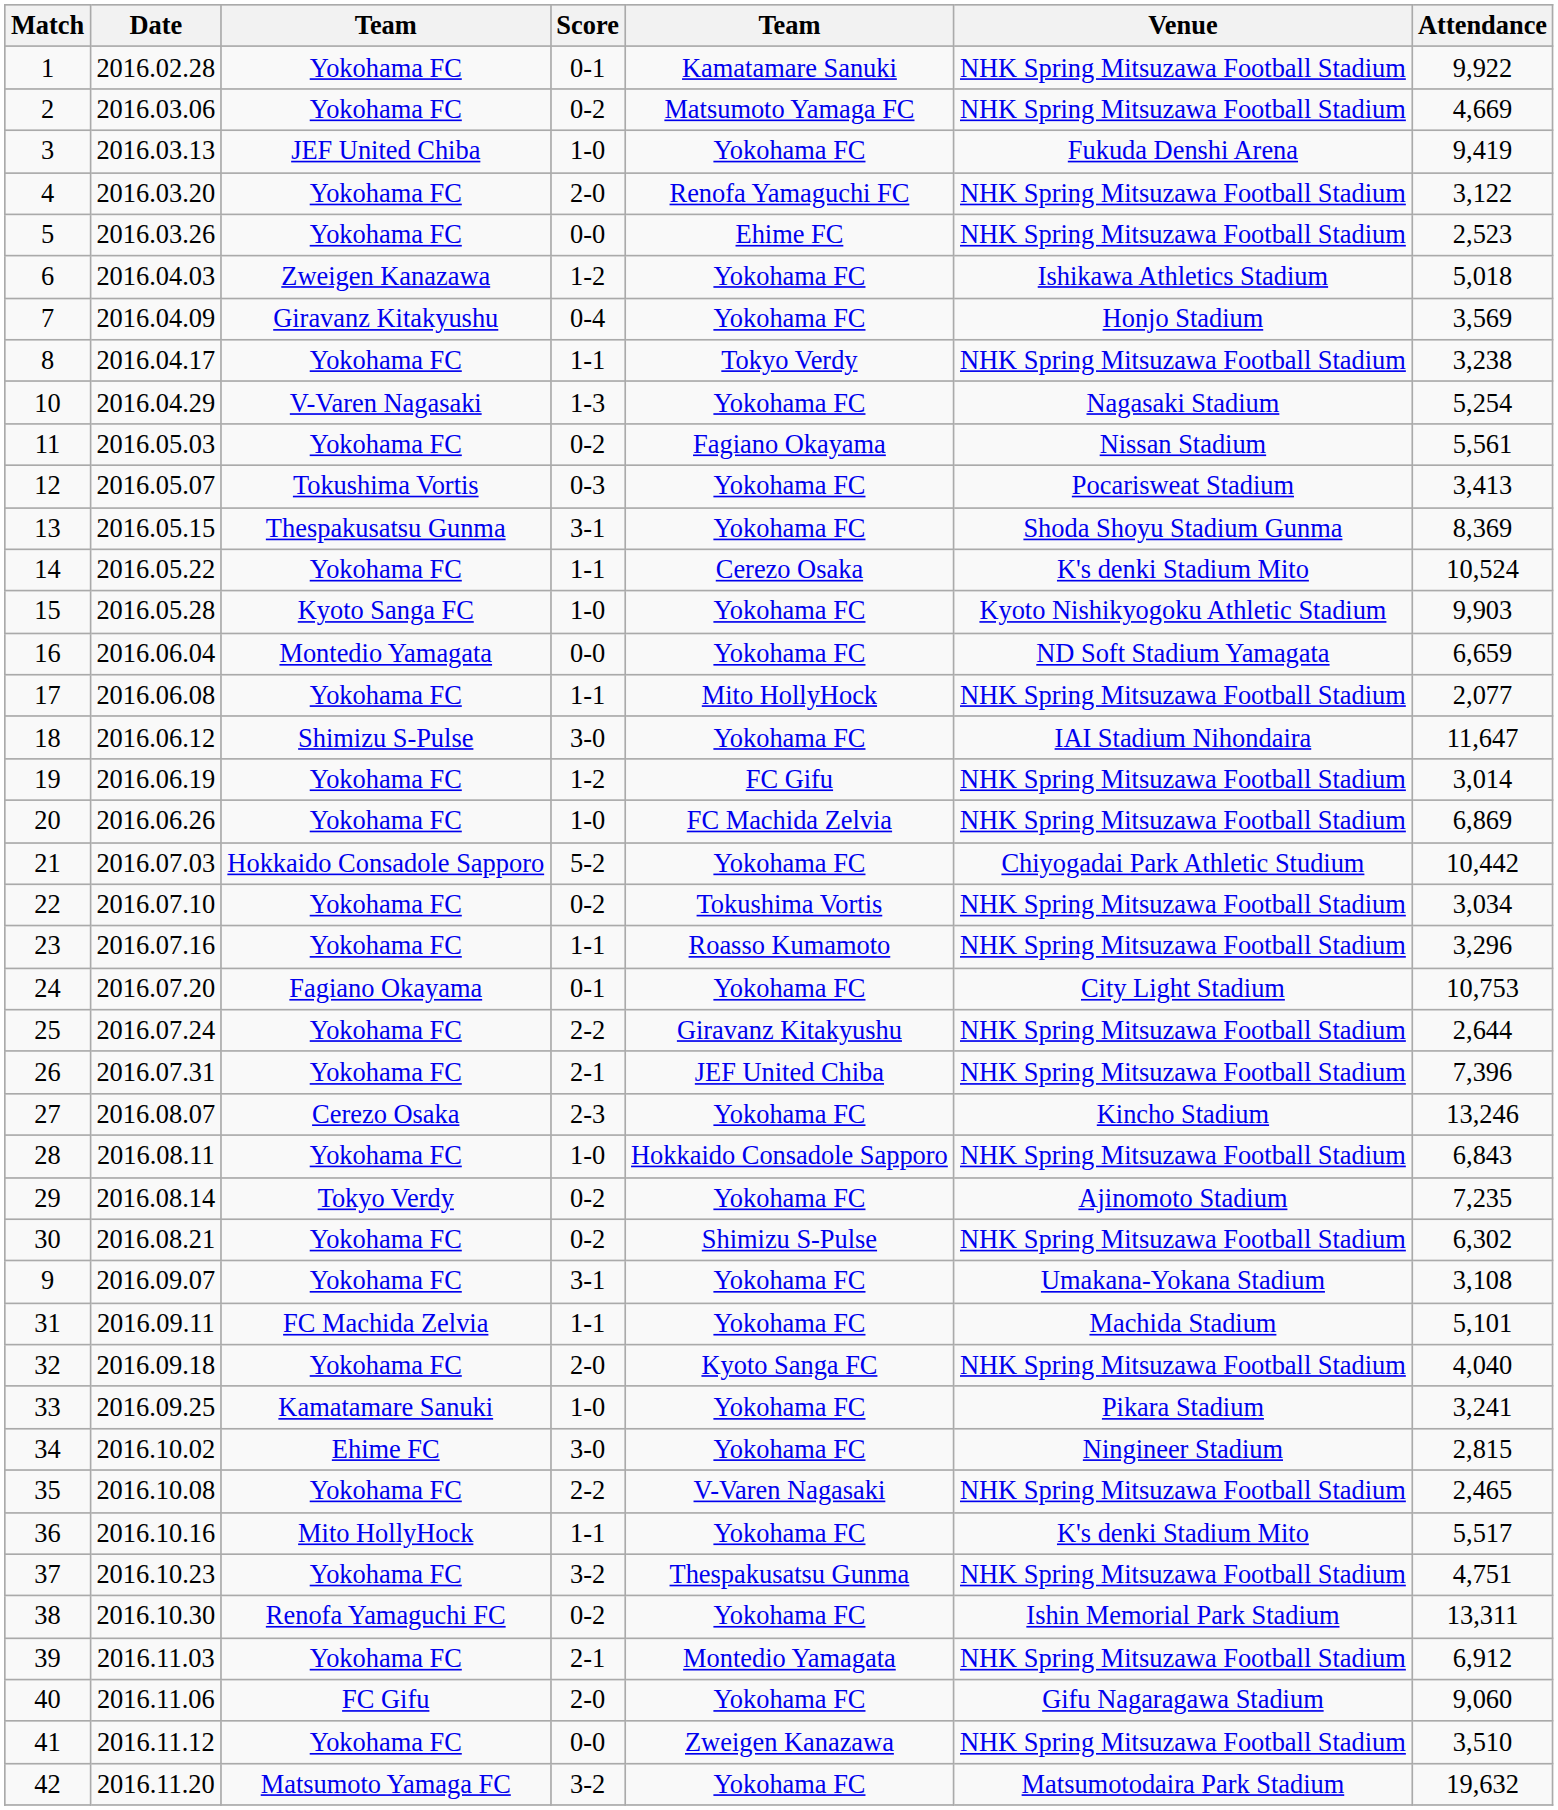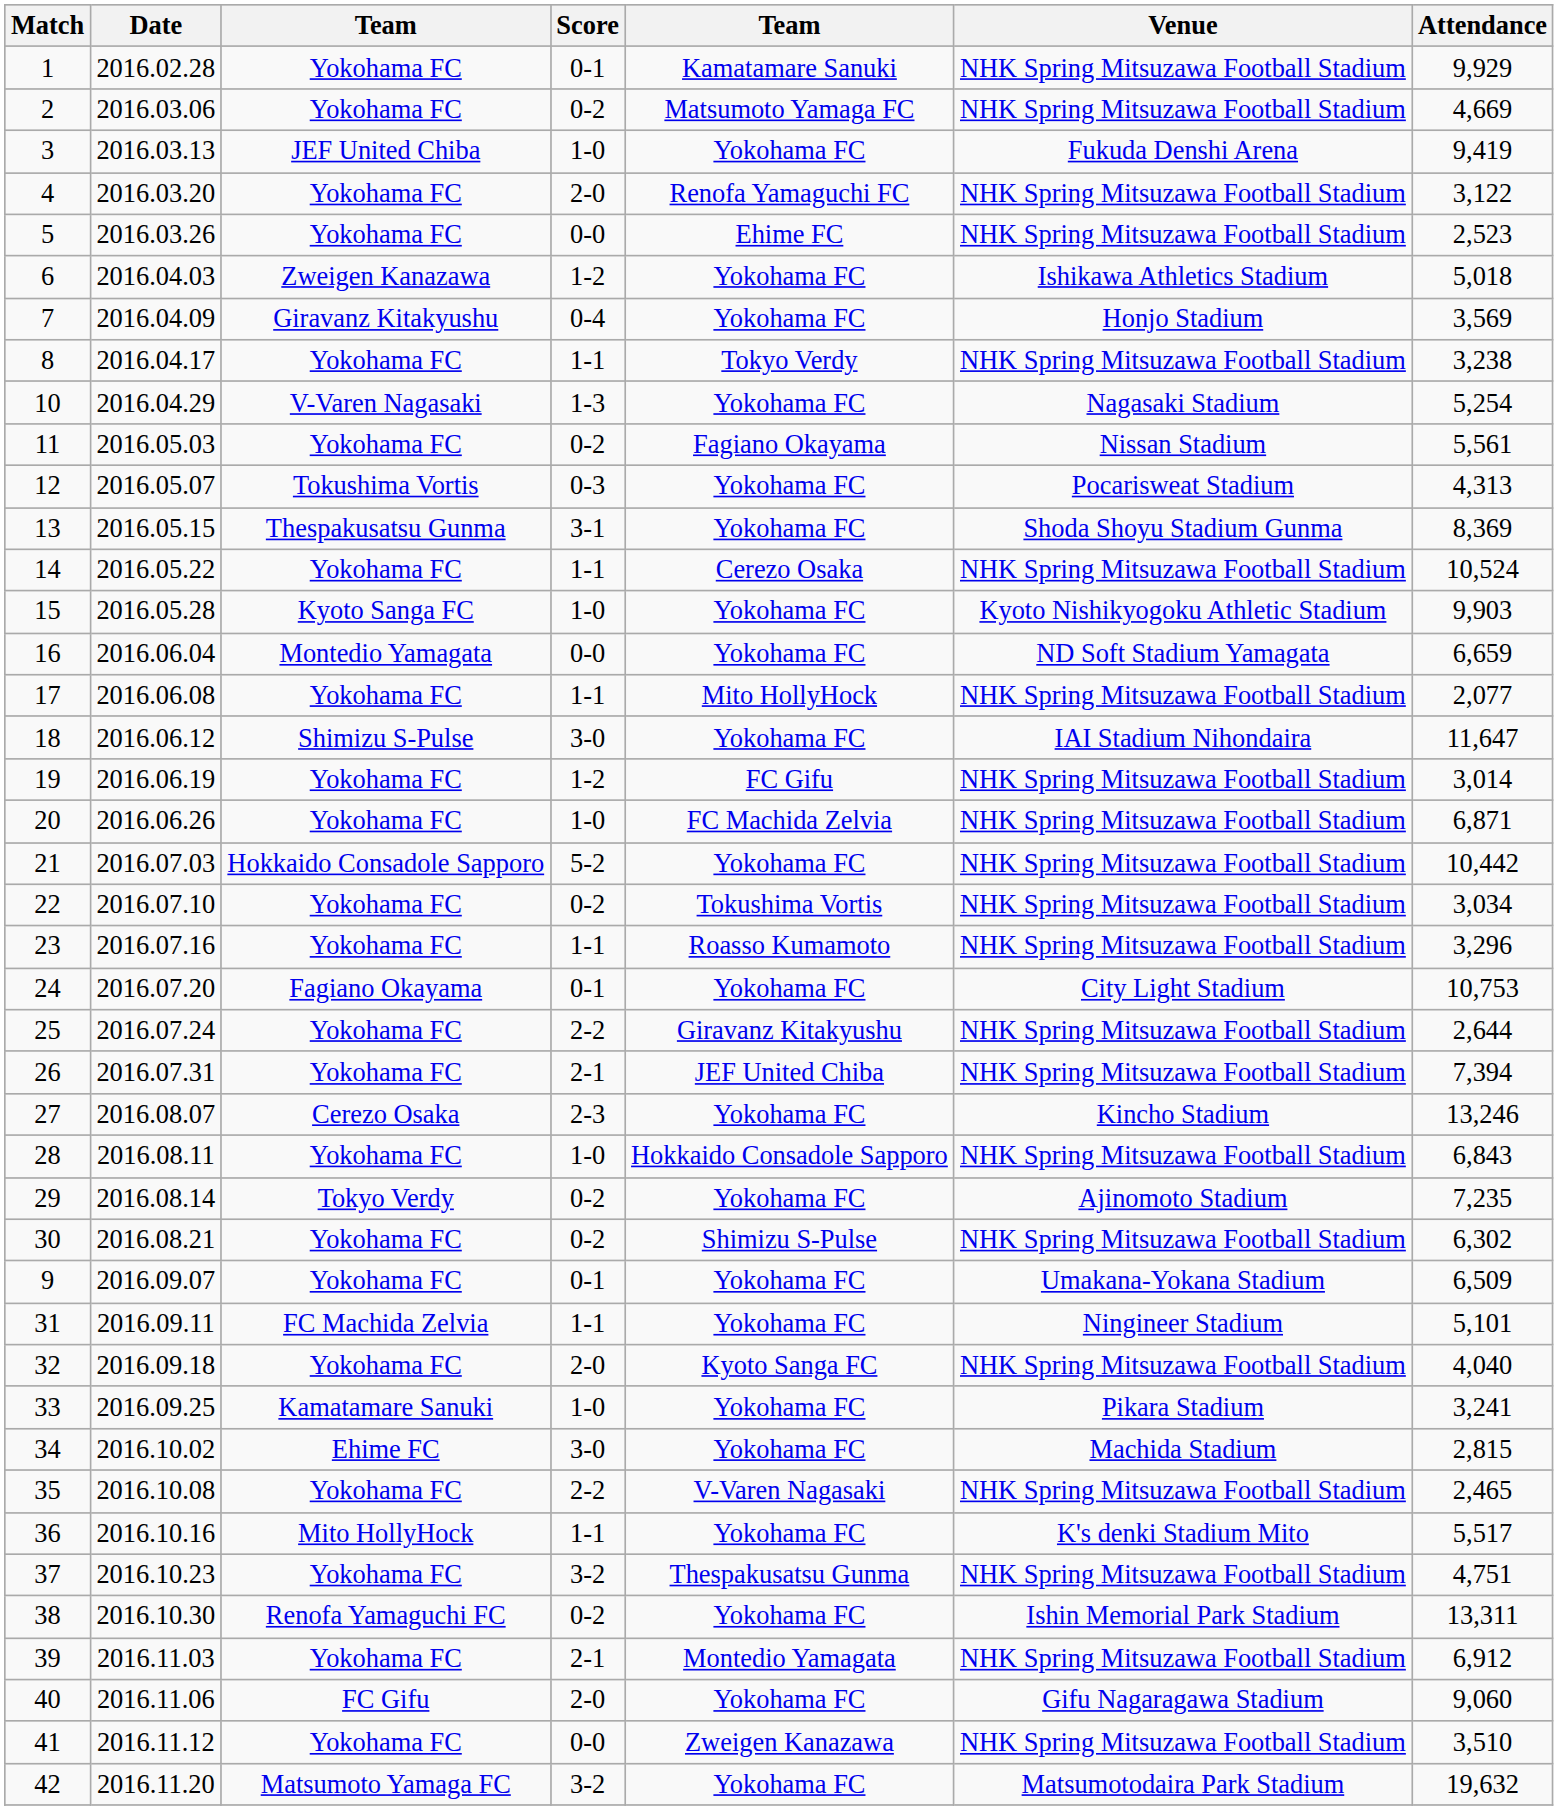(1483, 67) 9,922 -> (1483, 67) 9,929
(1483, 485) 3,413 -> (1483, 485) 4,313
(1183, 569) K's denki Stadium Mito -> (1183, 569) NHK Spring Mitsuzawa Football Stadium
(1483, 820) 6,869 -> (1483, 820) 6,871
(1183, 862) Chiyogadai Park Athletic Studium -> (1183, 862) NHK Spring Mitsuzawa Football Stadium
(1483, 1072) 7,396 -> (1483, 1072) 7,394
(588, 1281) 3-1 -> (588, 1281) 0-1
(1483, 1281) 3,108 -> (1483, 1281) 6,509
(1183, 1323) Machida Stadium -> (1183, 1323) Ningineer Stadium
(1183, 1448) Ningineer Stadium -> (1183, 1448) Machida Stadium
